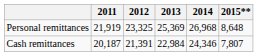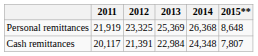(203, 28) 26,968 -> (203, 28) 26,368
(107, 43) 20,187 -> (107, 43) 20,117
(203, 43) 24,346 -> (203, 43) 24,348
